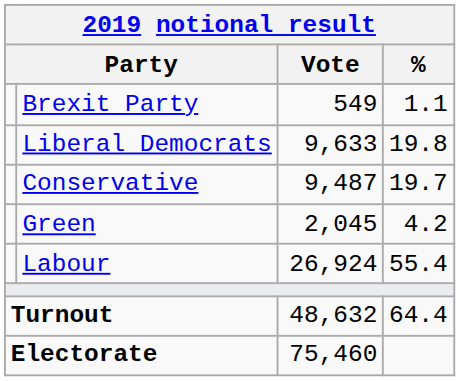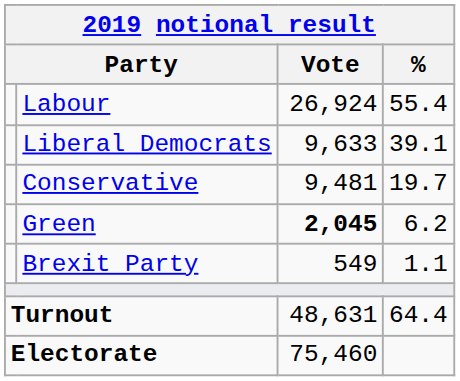rows swapped: (66, 264) <-> (110, 105)
(418, 144) 19.8 -> (418, 144) 39.1
(341, 184) 9,487 -> (341, 184) 9,481
(341, 224) normal -> (341, 224) bold
(426, 224) 4.2 -> (426, 224) 6.2
(333, 315) 48,632 -> (333, 315) 48,631
